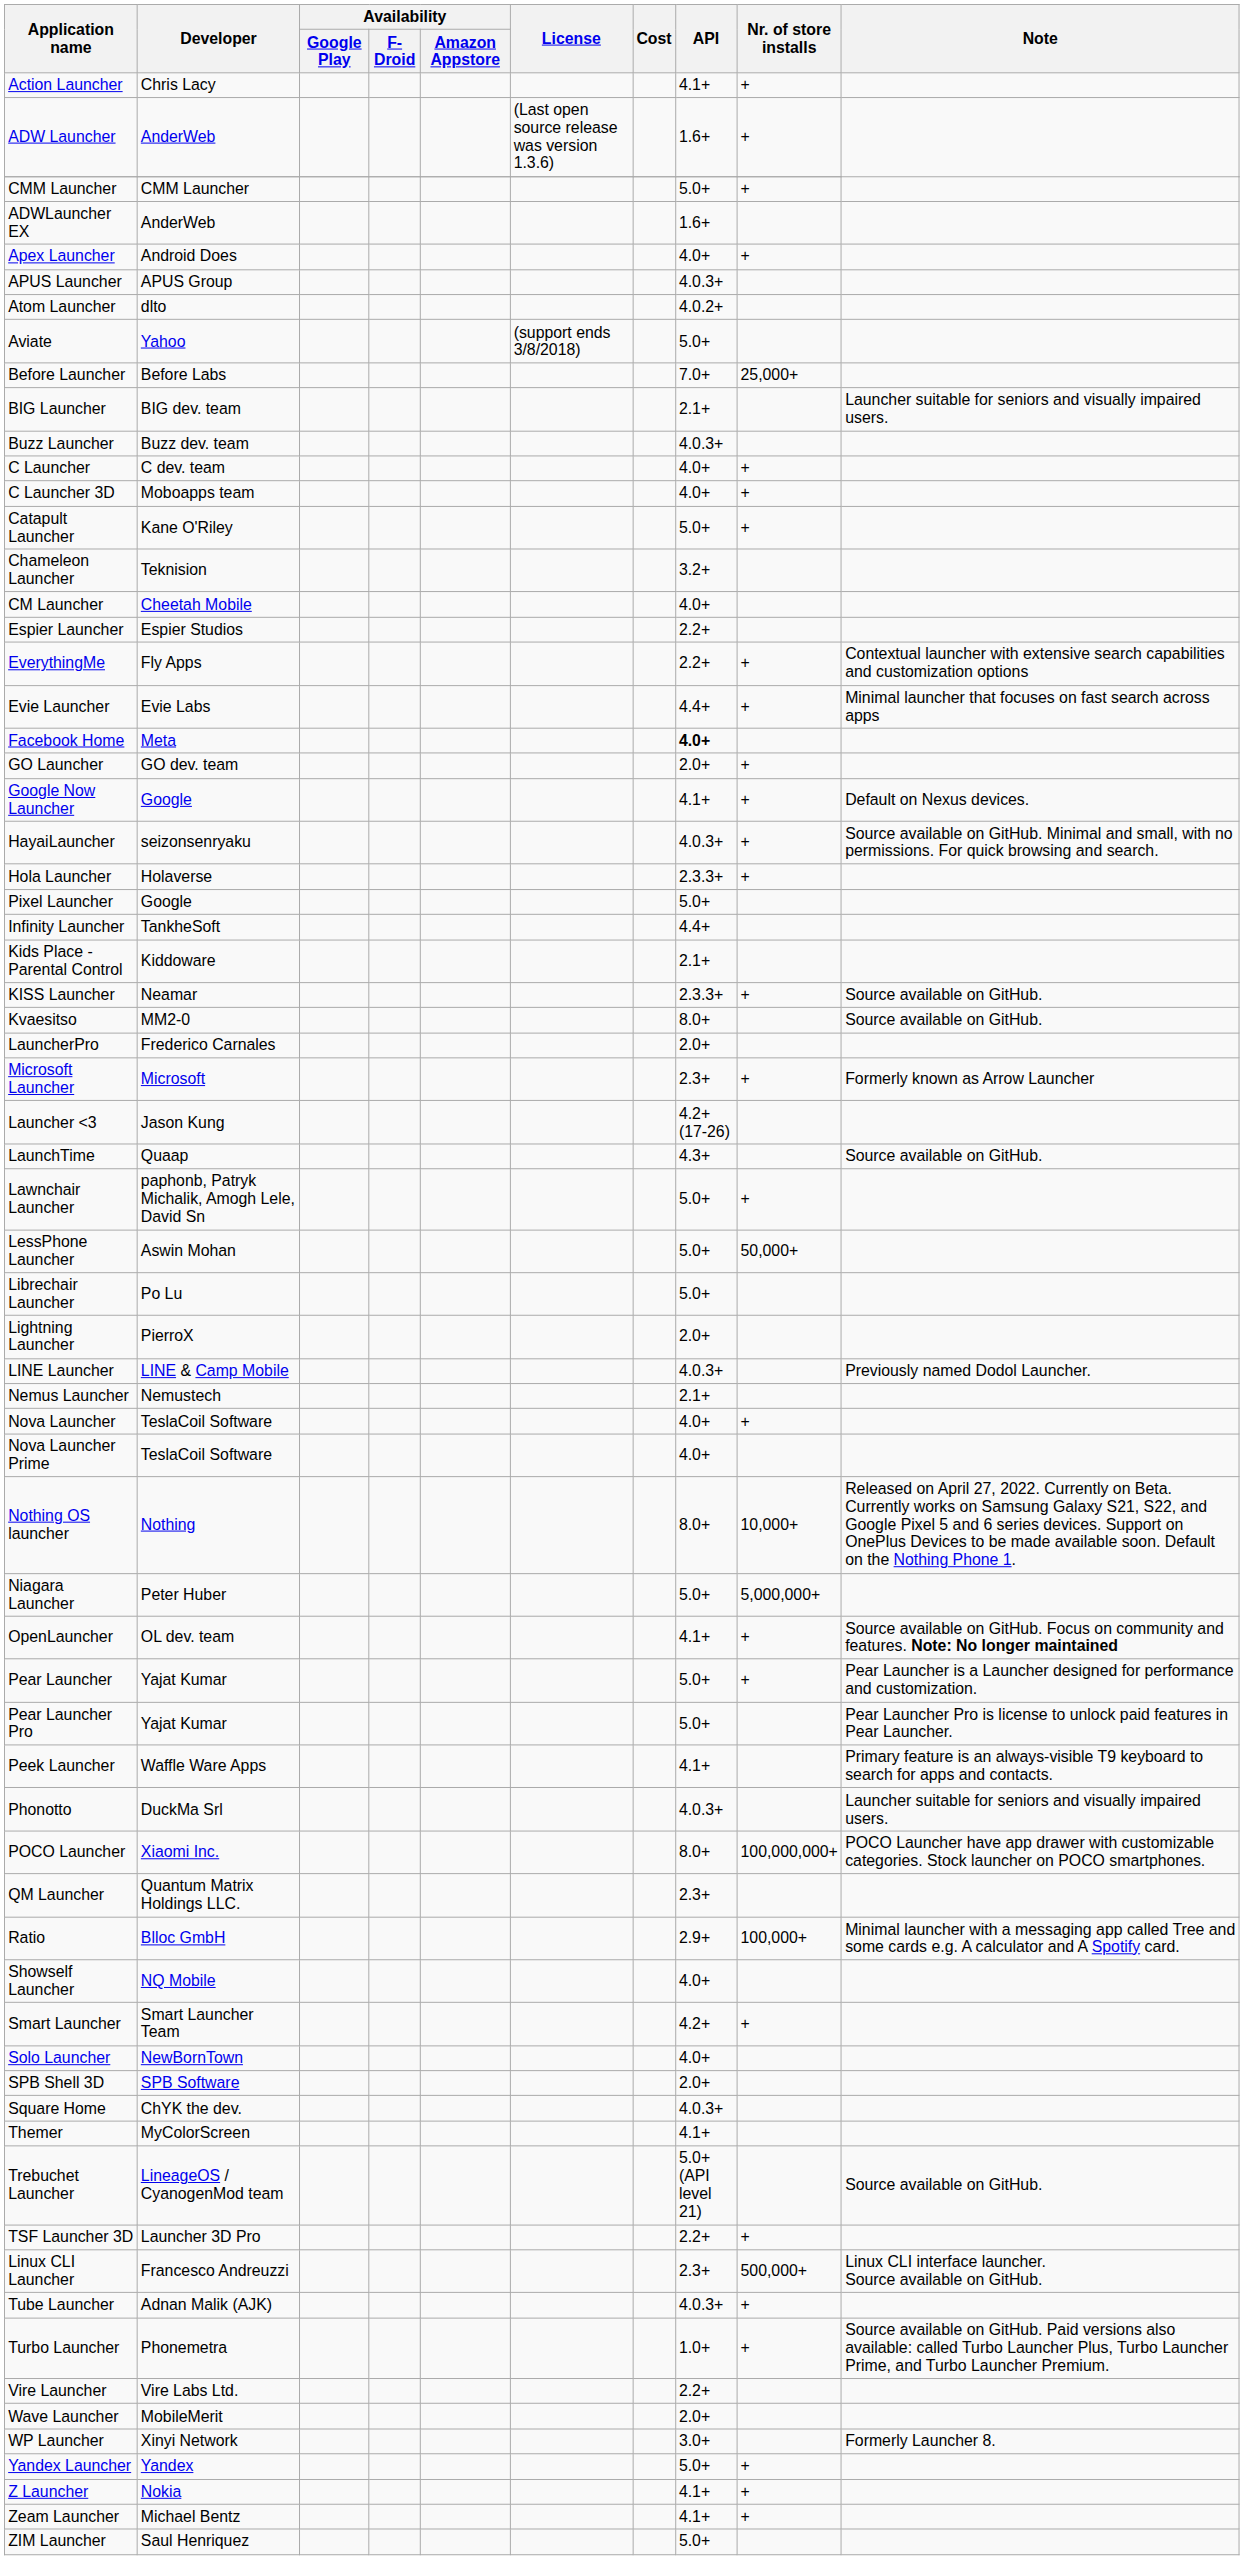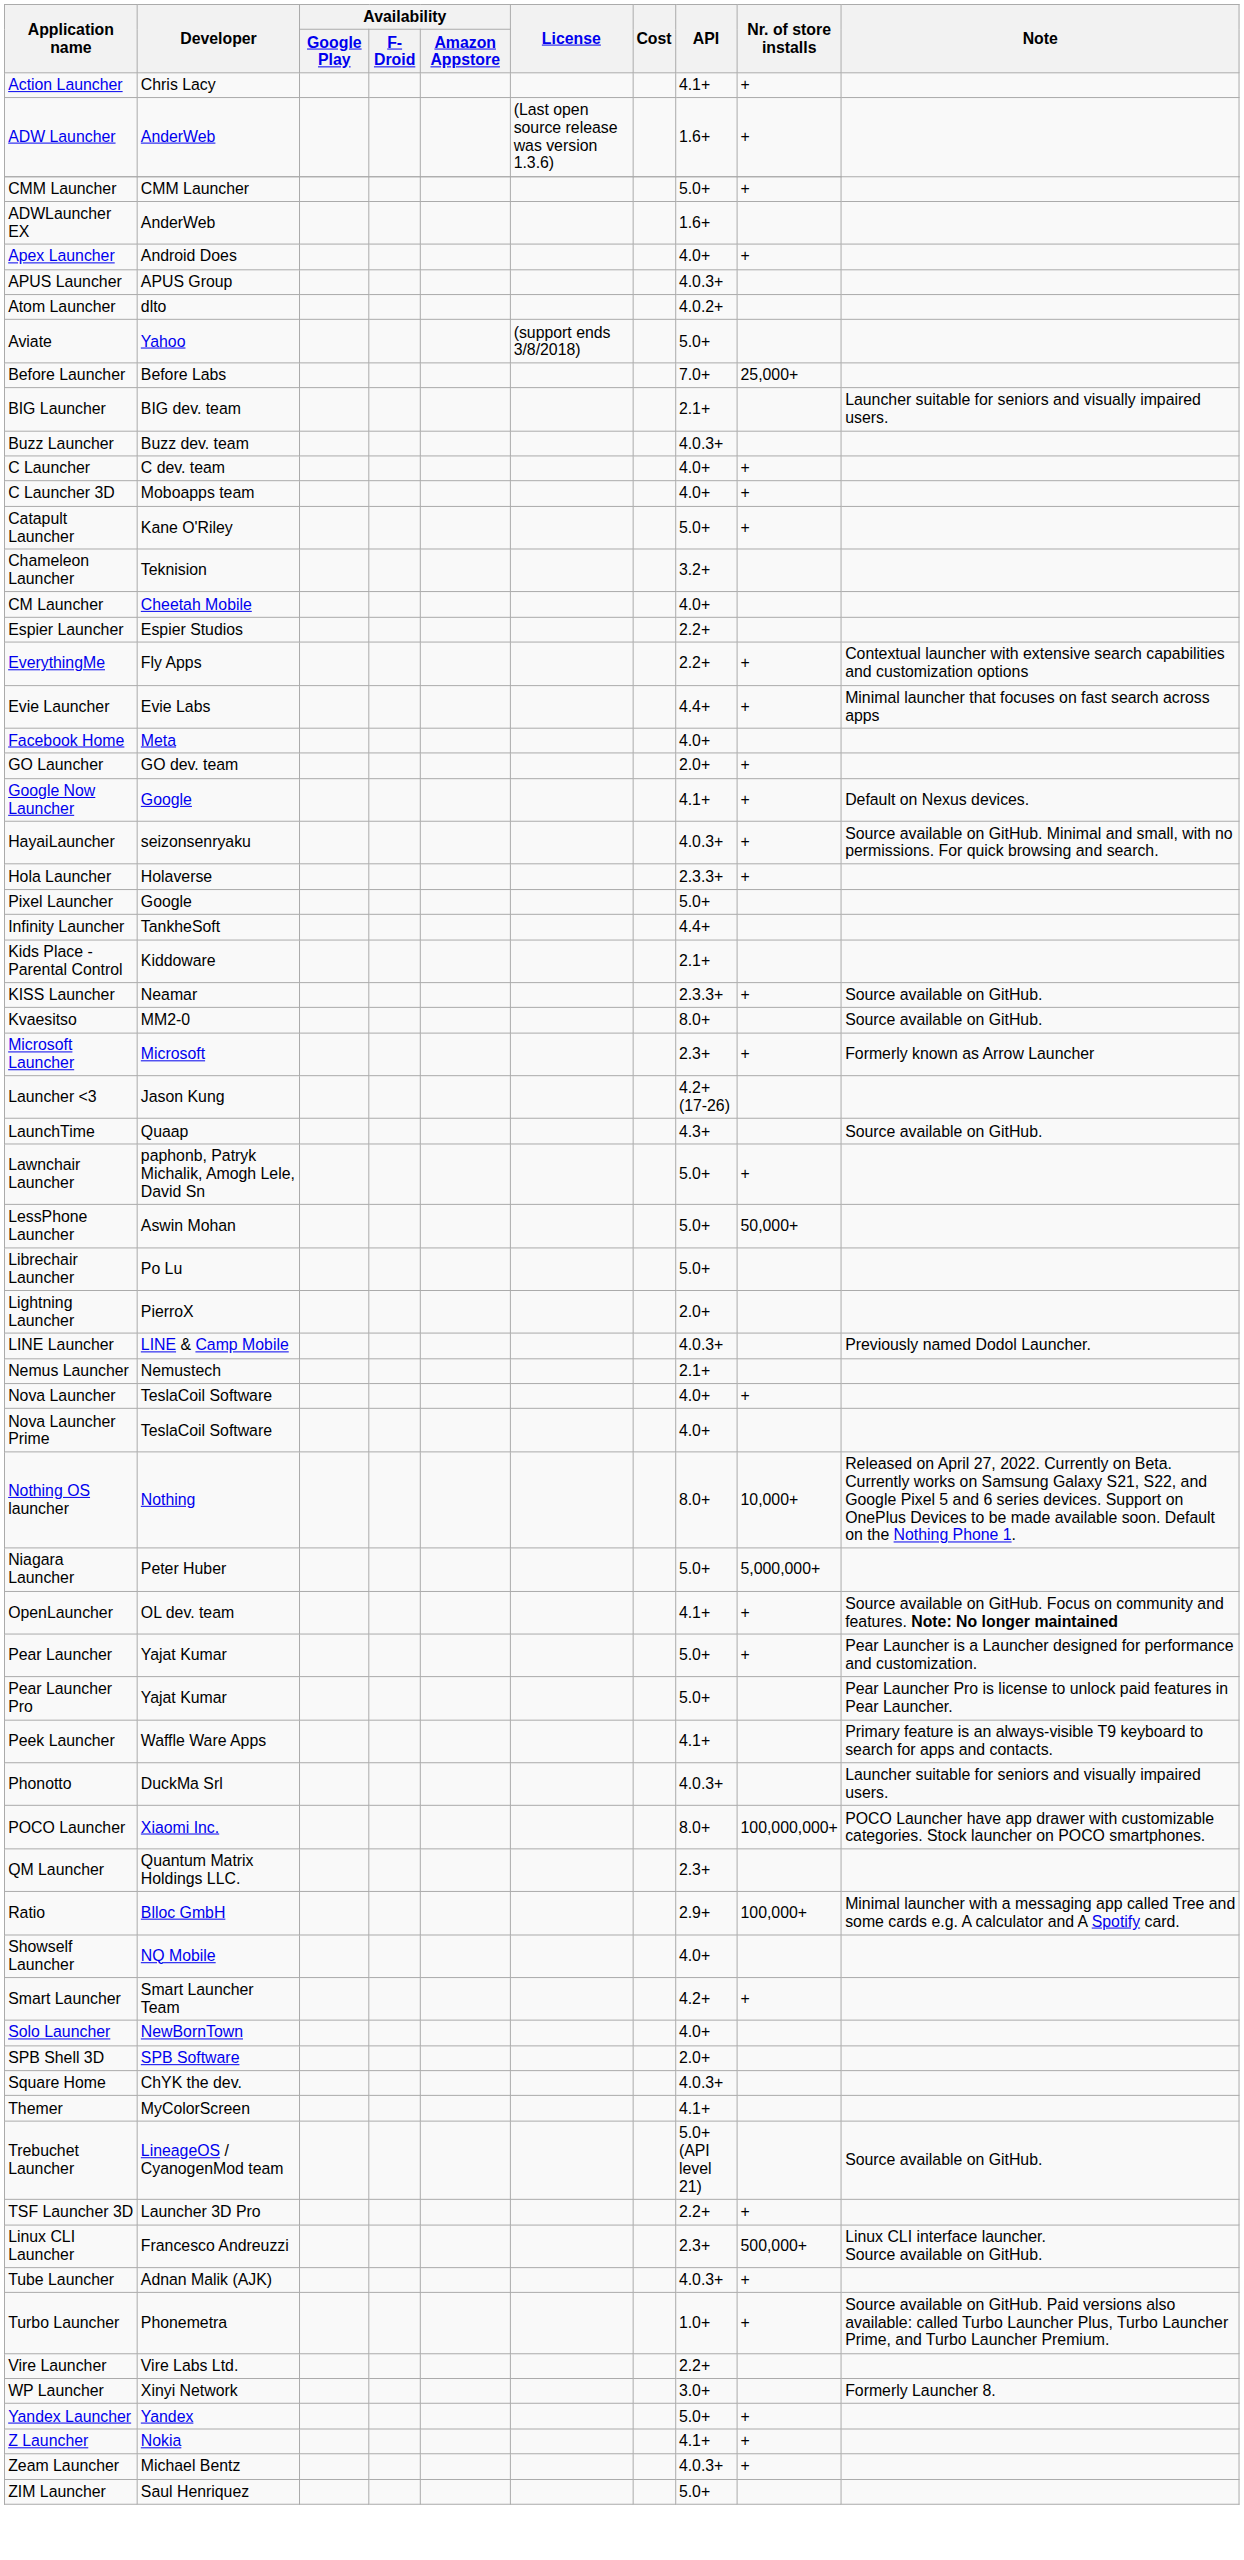(695, 740) bold -> (695, 740) normal
- row: (54, 1045)
- row: (63, 2416)
(695, 2516) 4.1+ -> (701, 2466) 4.0.3+
